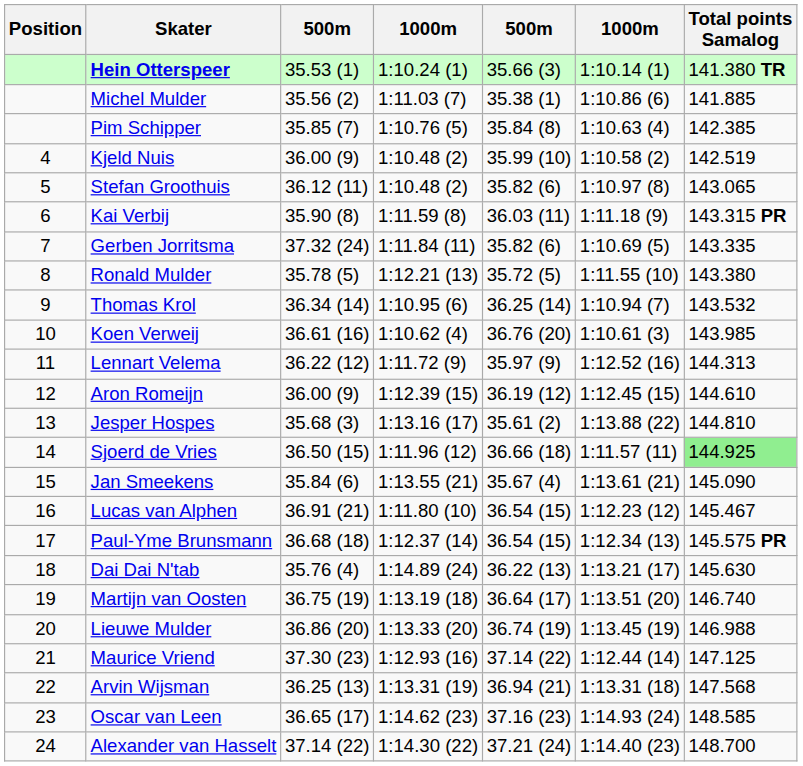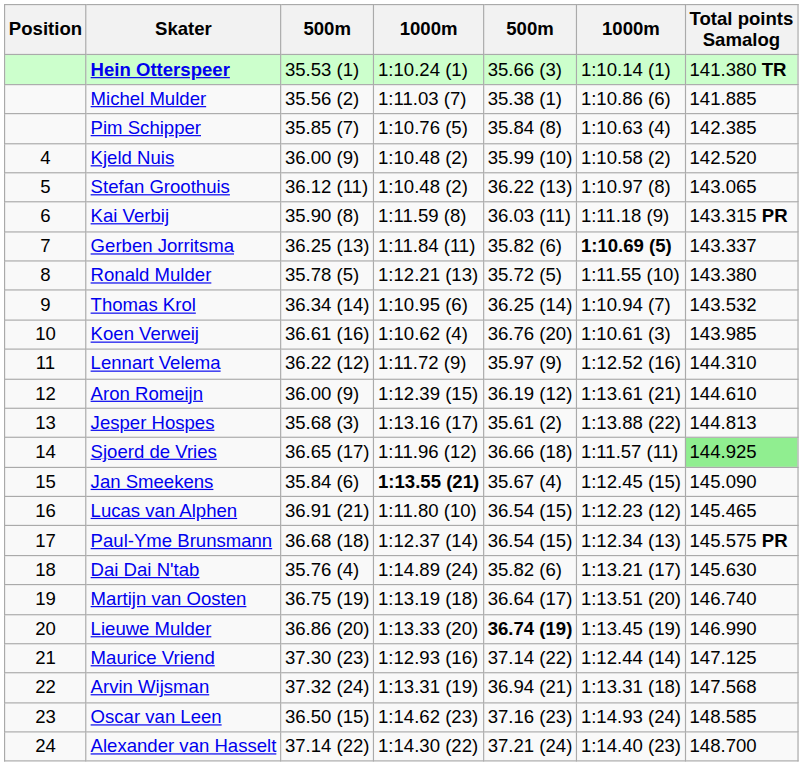(722, 157) 142.519 -> (723, 157) 142.520
(524, 187) 35.82 (6) -> (530, 187) 36.22 (13)
(327, 246) 37.32 (24) -> (327, 246) 36.25 (13)
(625, 246) normal -> (626, 246) bold
(722, 246) 143.335 -> (723, 246) 143.337
(722, 363) 144.313 -> (723, 363) 144.310
(630, 393) 1:12.45 (15) -> (631, 393) 1:13.61 (21)
(722, 422) 144.810 -> (723, 422) 144.813
(327, 452) 36.50 (15) -> (327, 452) 36.65 (17)
(428, 481) normal -> (429, 481) bold
(630, 481) 1:13.61 (21) -> (631, 481) 1:12.45 (15)
(722, 511) 145.467 -> (723, 511) 145.465
(529, 569) 36.22 (13) -> (525, 569) 35.82 (6)
(529, 628) normal -> (530, 628) bold
(722, 628) 146.988 -> (723, 628) 146.990
(327, 687) 36.25 (13) -> (327, 687) 37.32 (24)
(327, 717) 36.65 (17) -> (327, 717) 36.50 (15)
